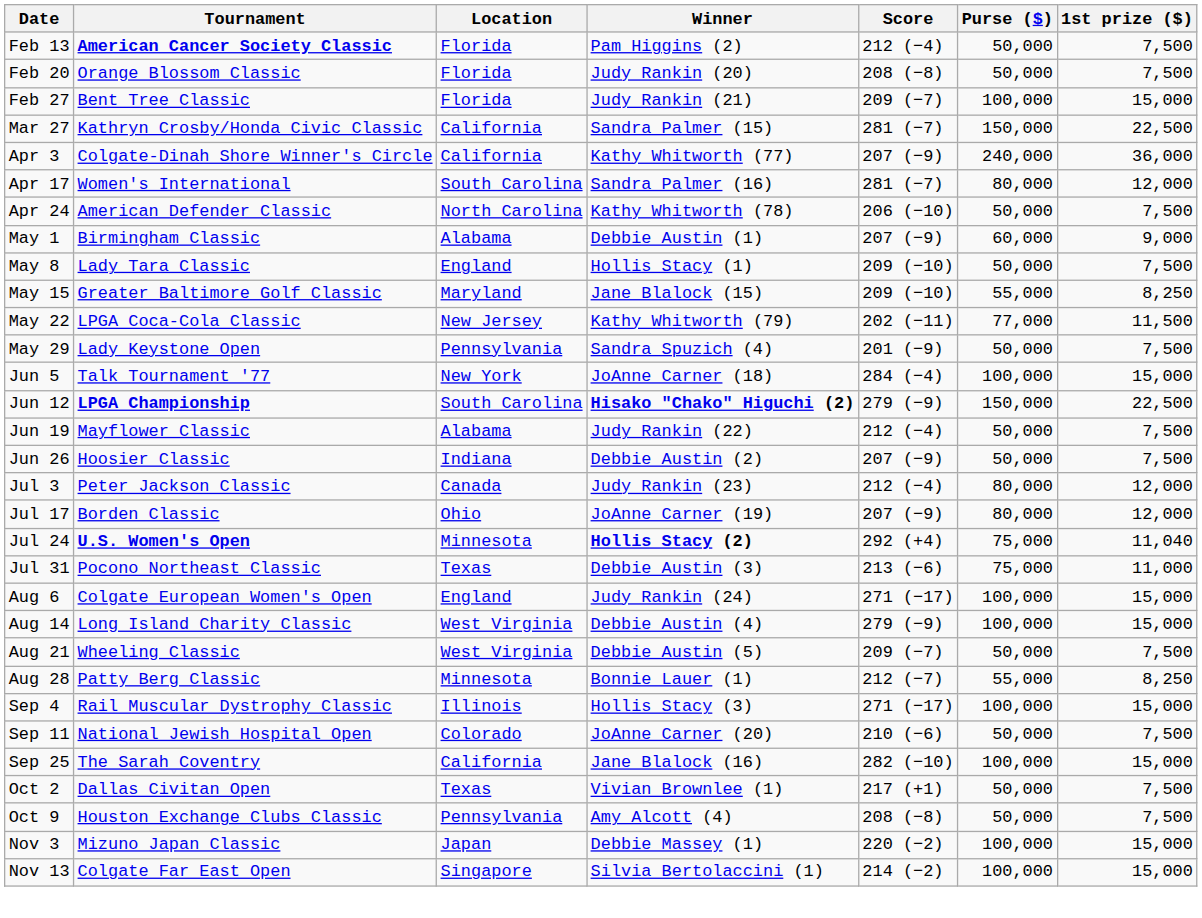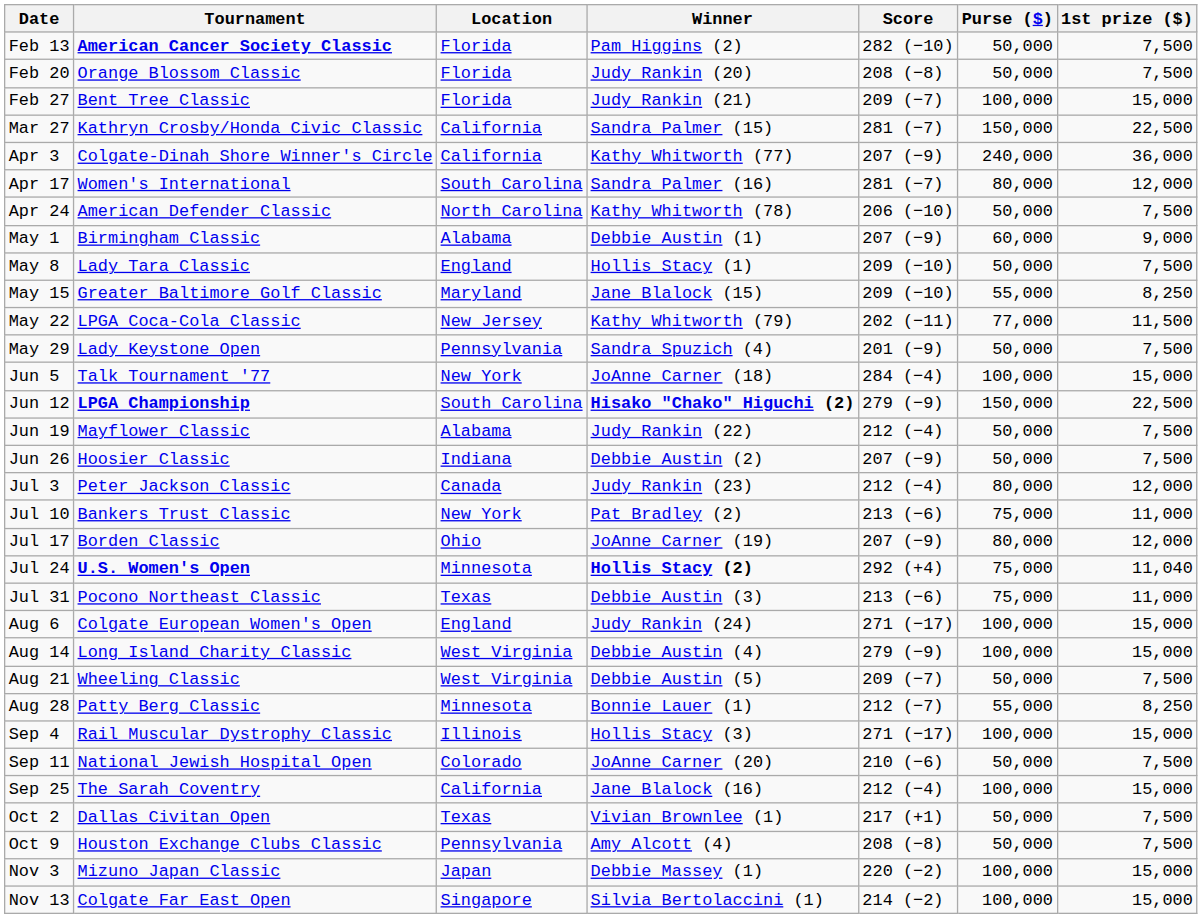(903, 46) 212 (−4) -> (908, 46) 282 (−10)
+ row: (39, 514)
(908, 762) 282 (−10) -> (903, 790) 212 (−4)
